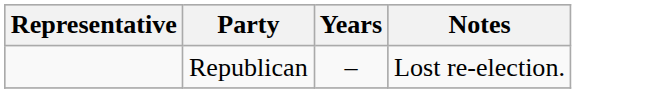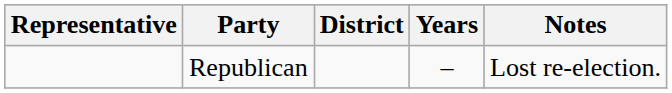+ column: (362, 25)
